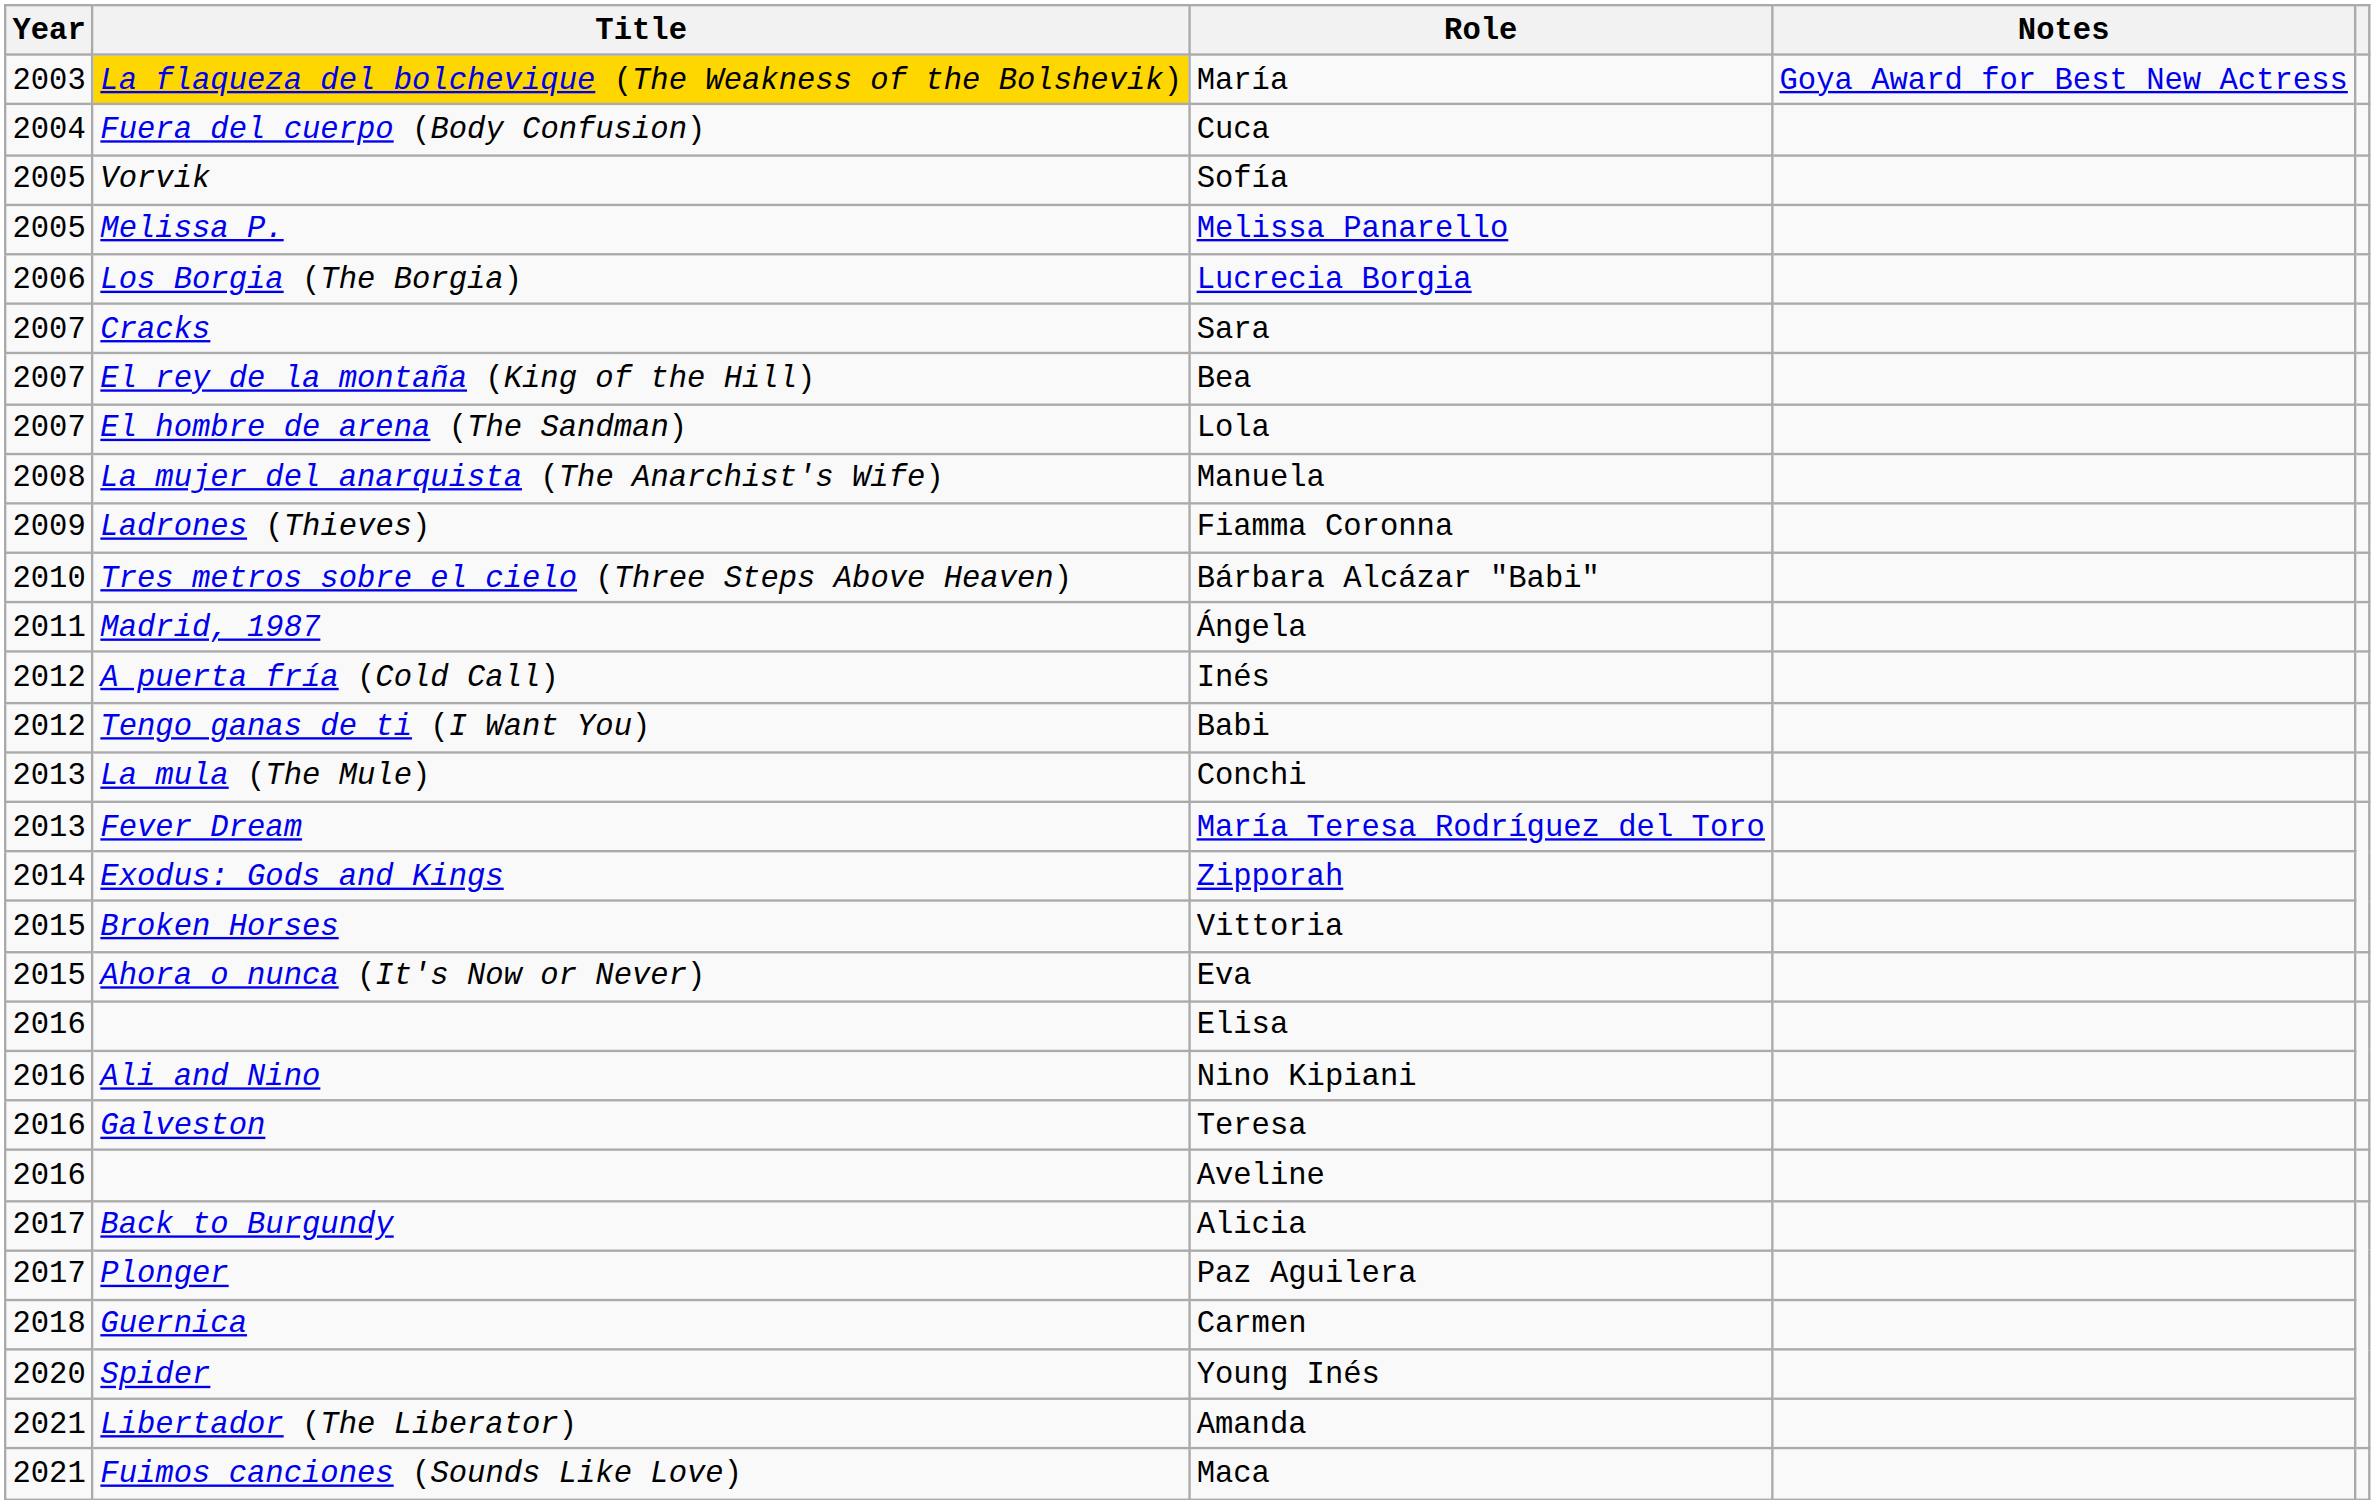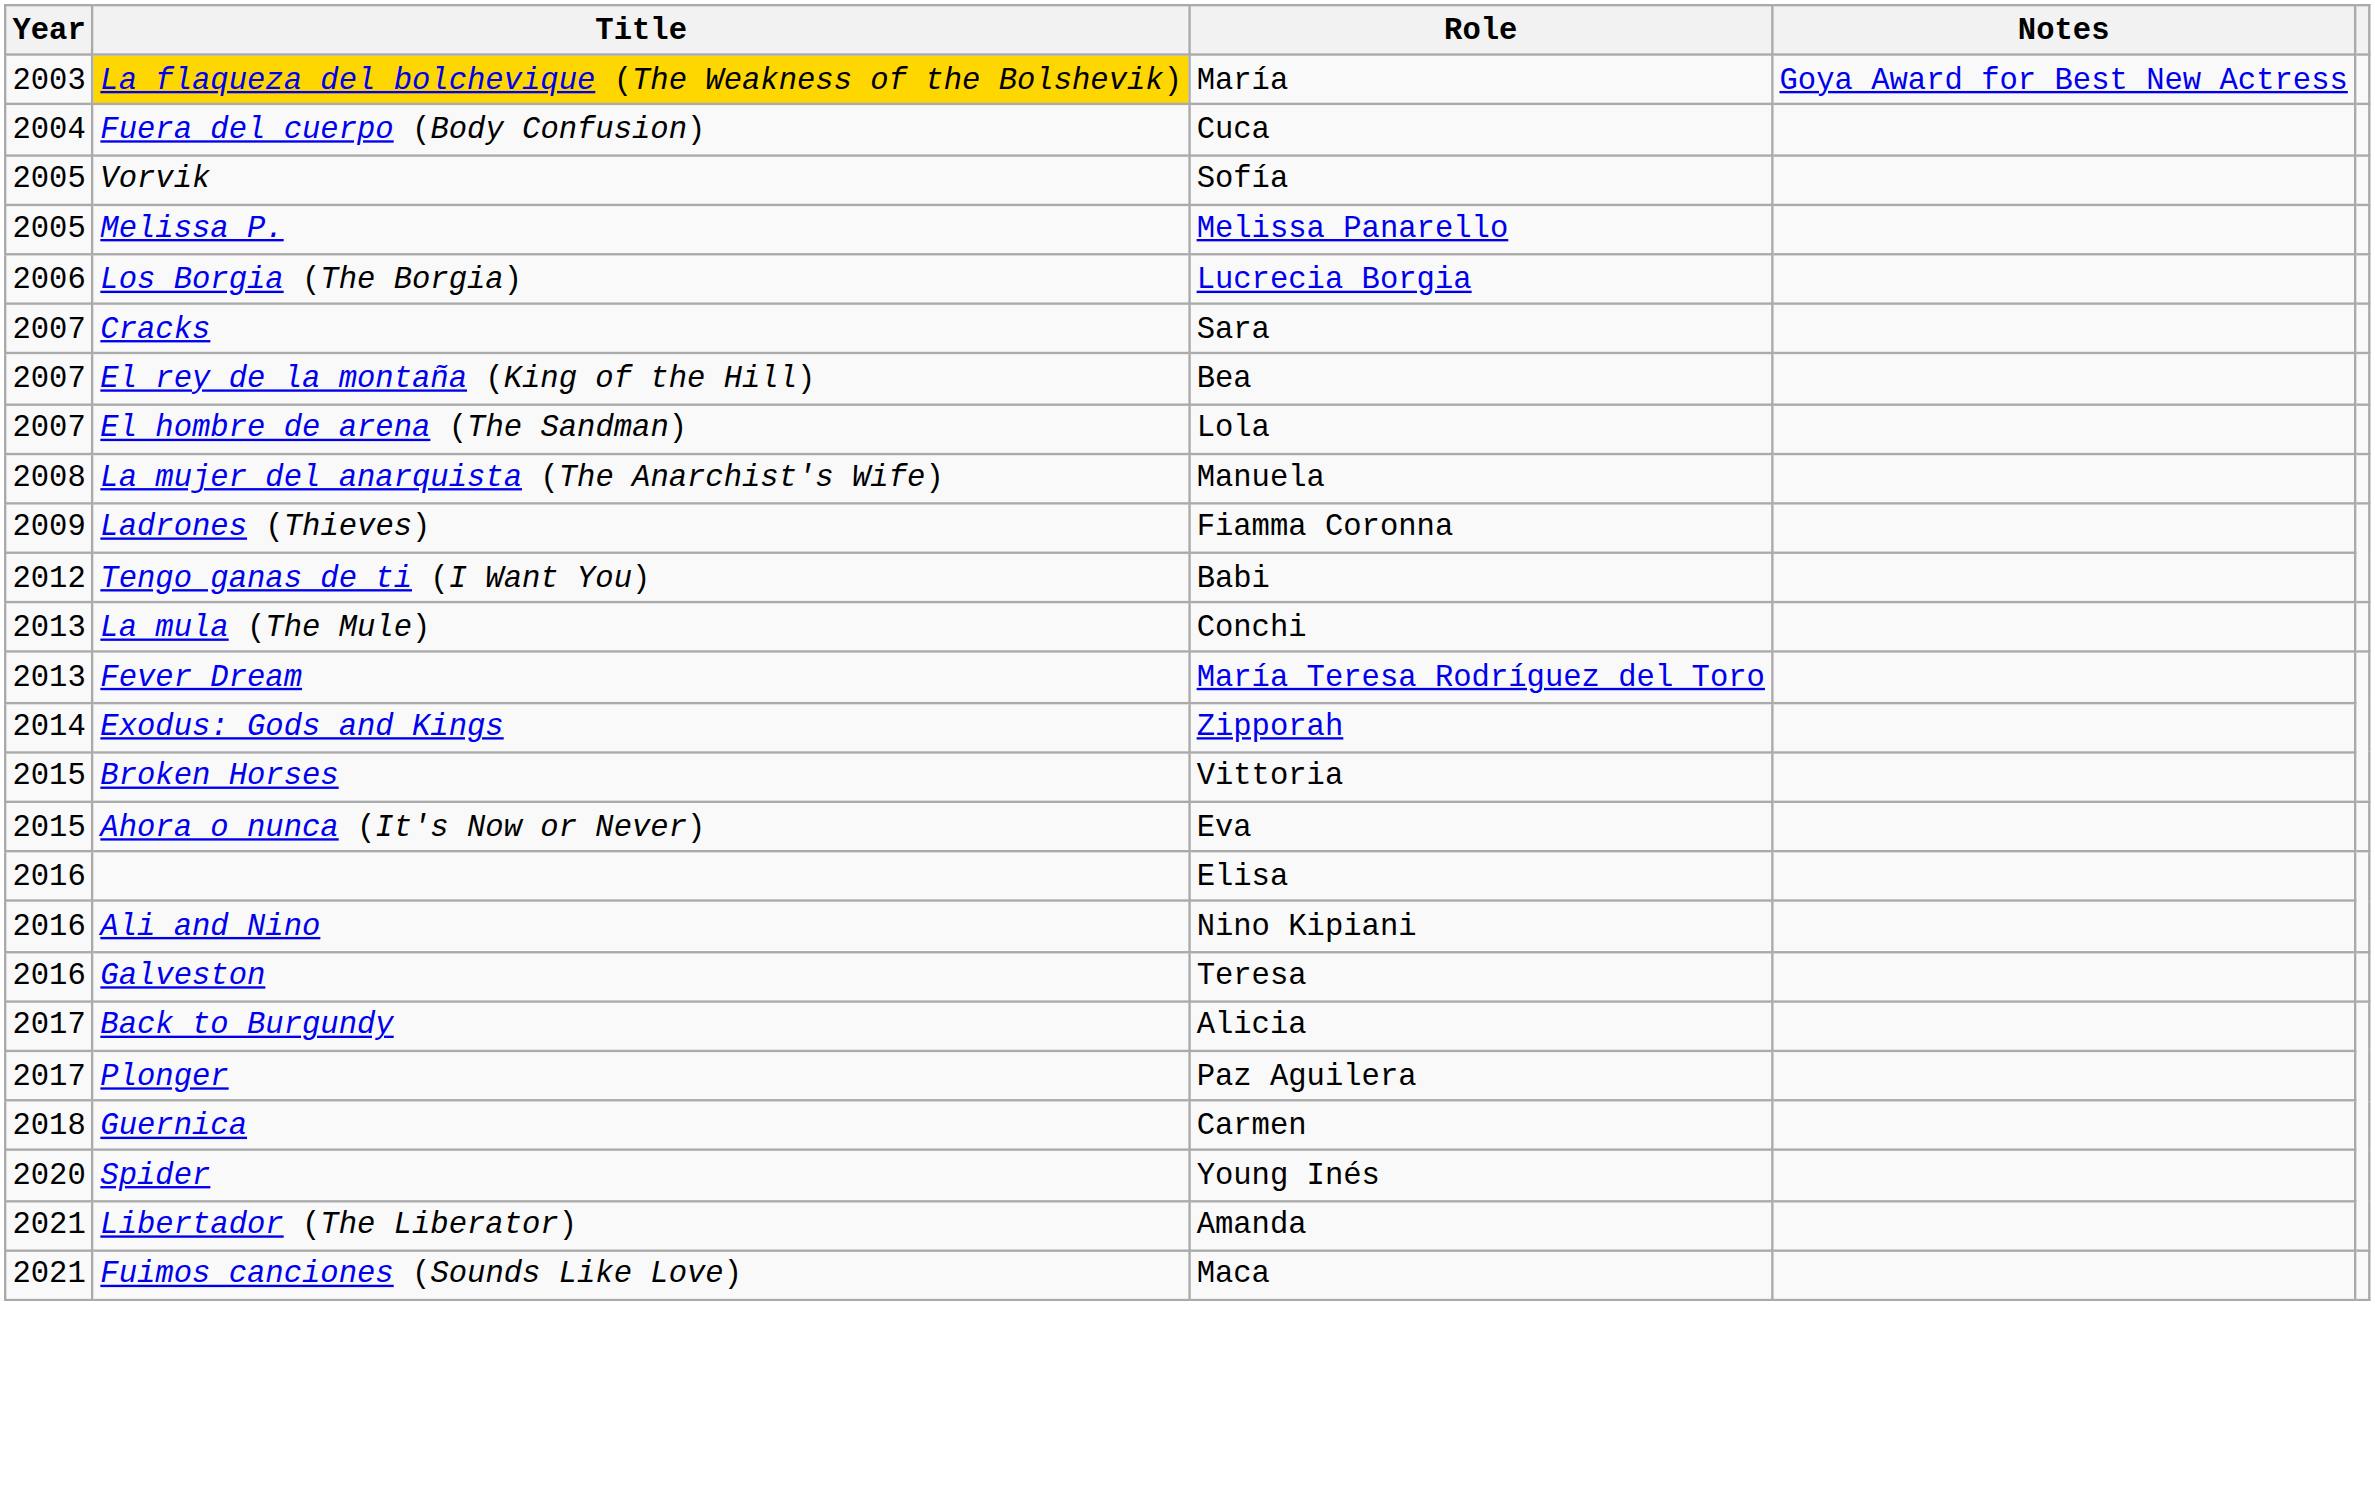- row: (1398, 578)
- row: (1252, 628)
- row: (1233, 677)
- row: (1261, 1175)
